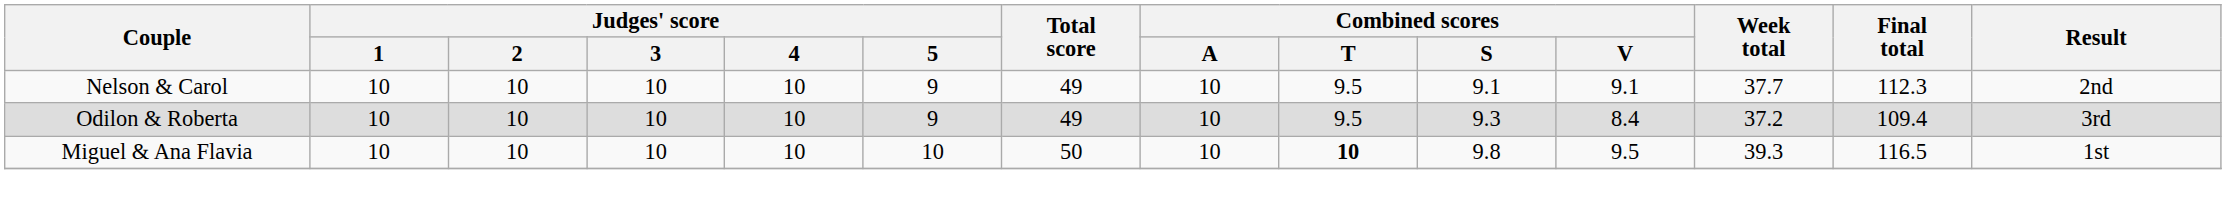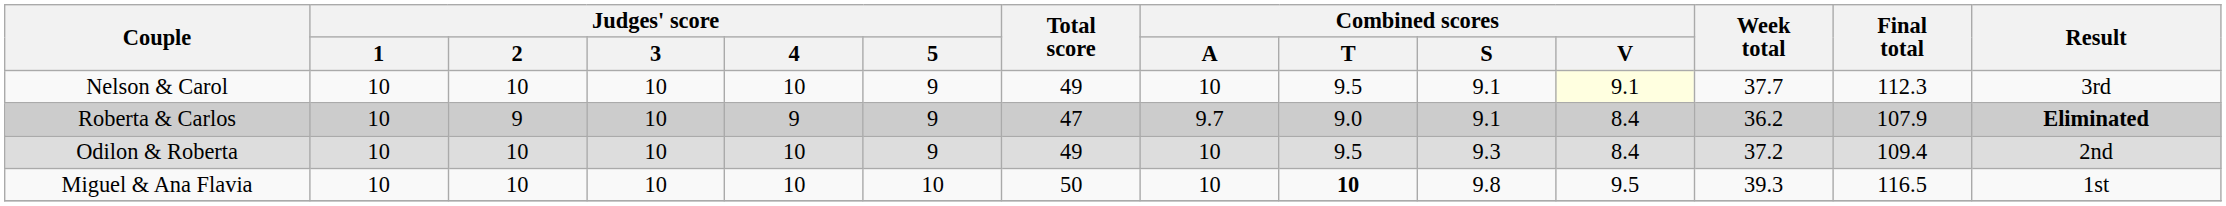(1625, 86) no background -> (1625, 86) lightyellow background
(2096, 86) 2nd -> (2096, 86) 3rd
+ row: (157, 119)
(2096, 119) 3rd -> (2096, 151) 2nd
